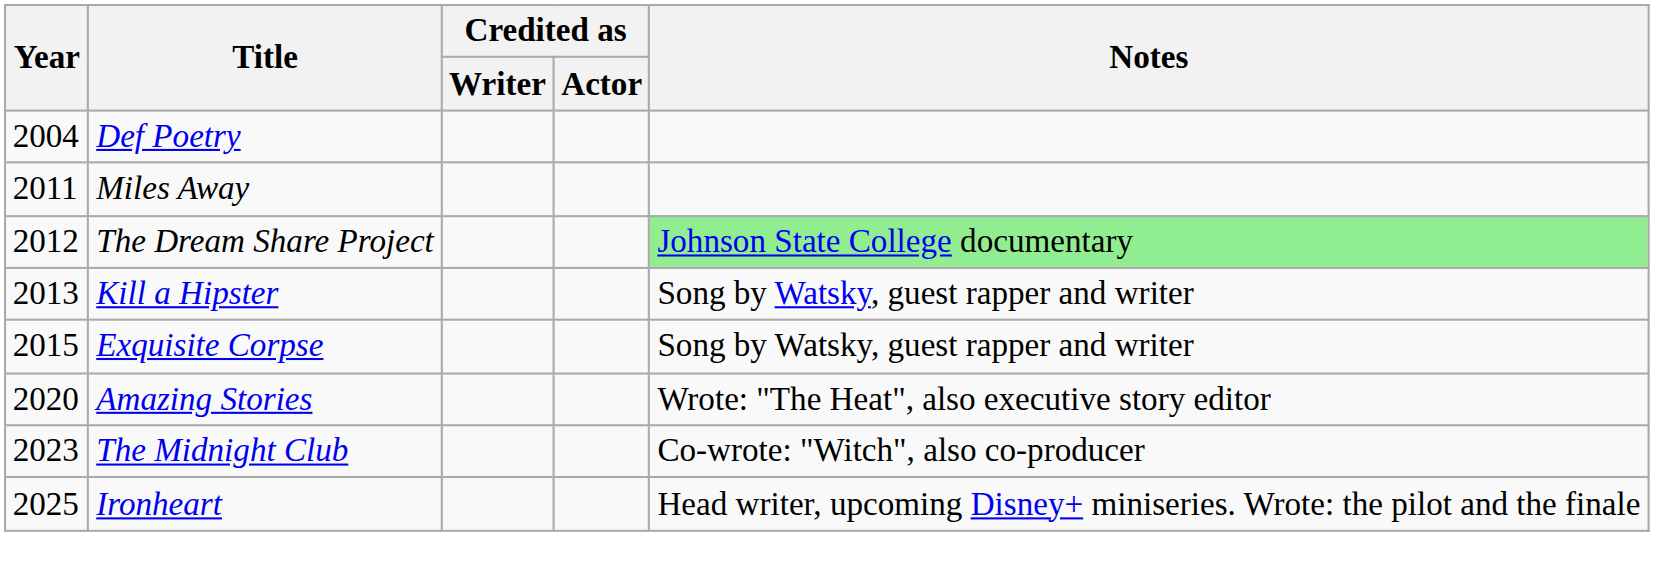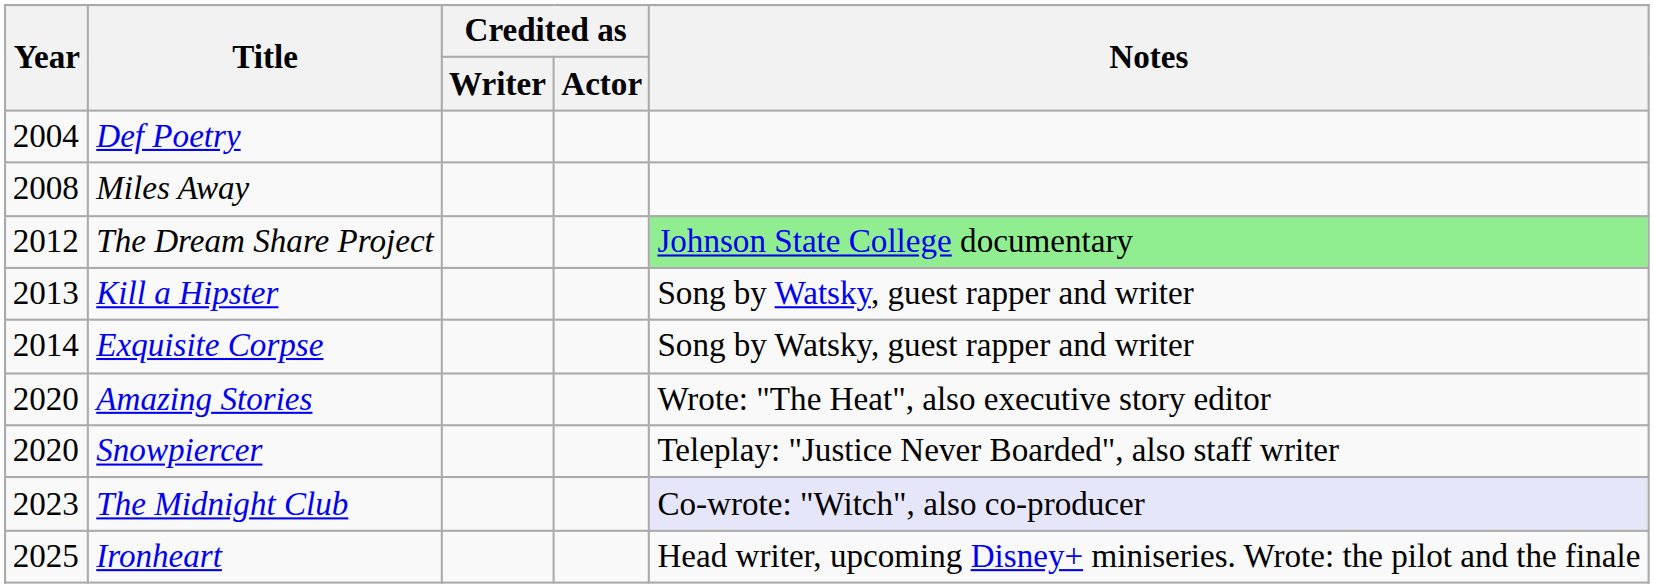(45, 188) 2011 -> (46, 188) 2008
(46, 345) 2015 -> (46, 345) 2014
+ row: (179, 450)
(901, 450) no background -> (901, 503) lavender background
